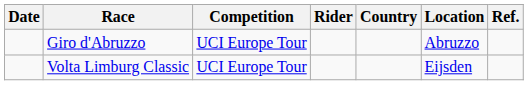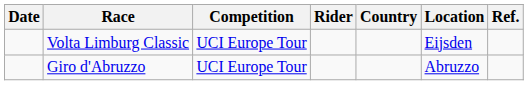rows swapped: (118, 67) <-> (96, 42)
